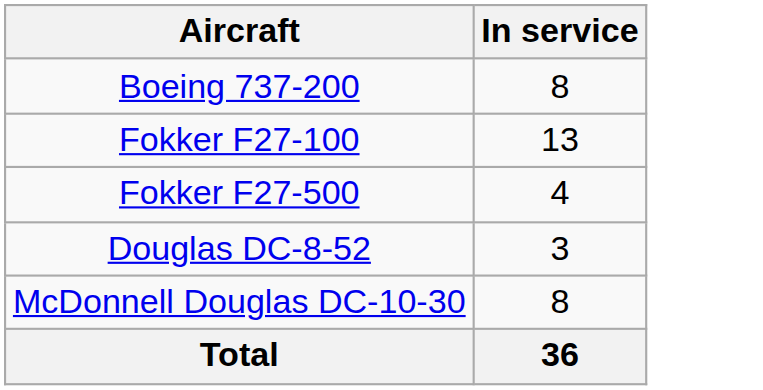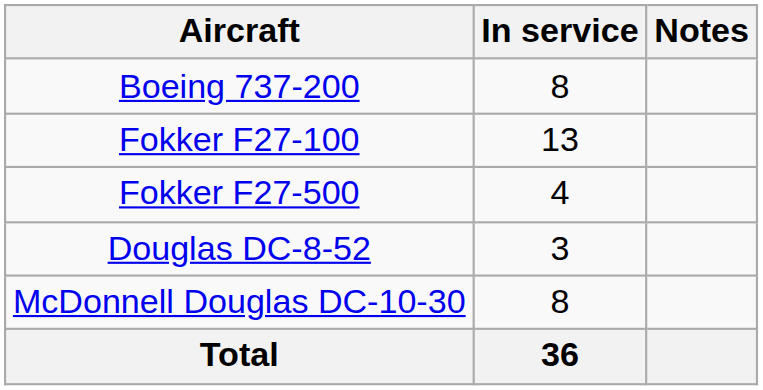+ column: (702, 31)
